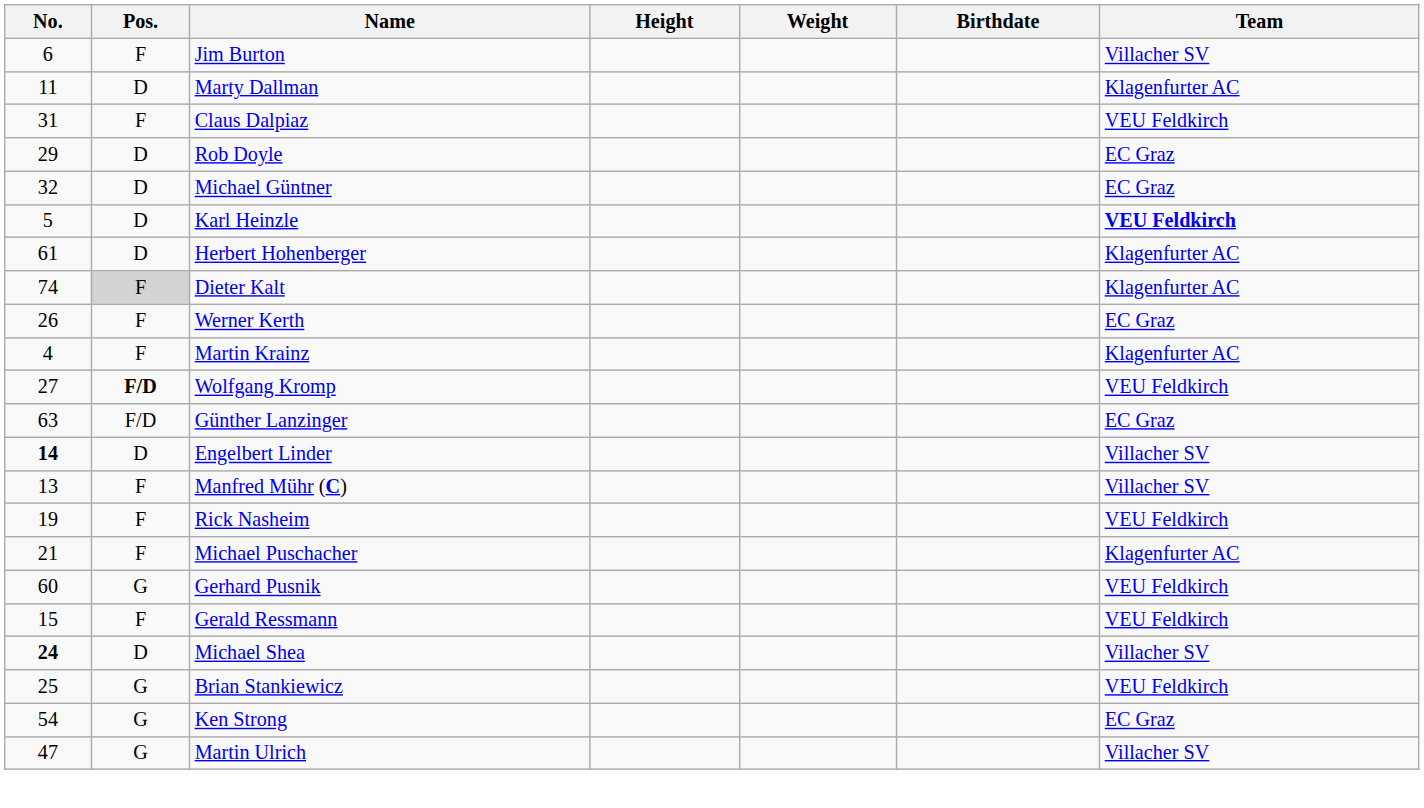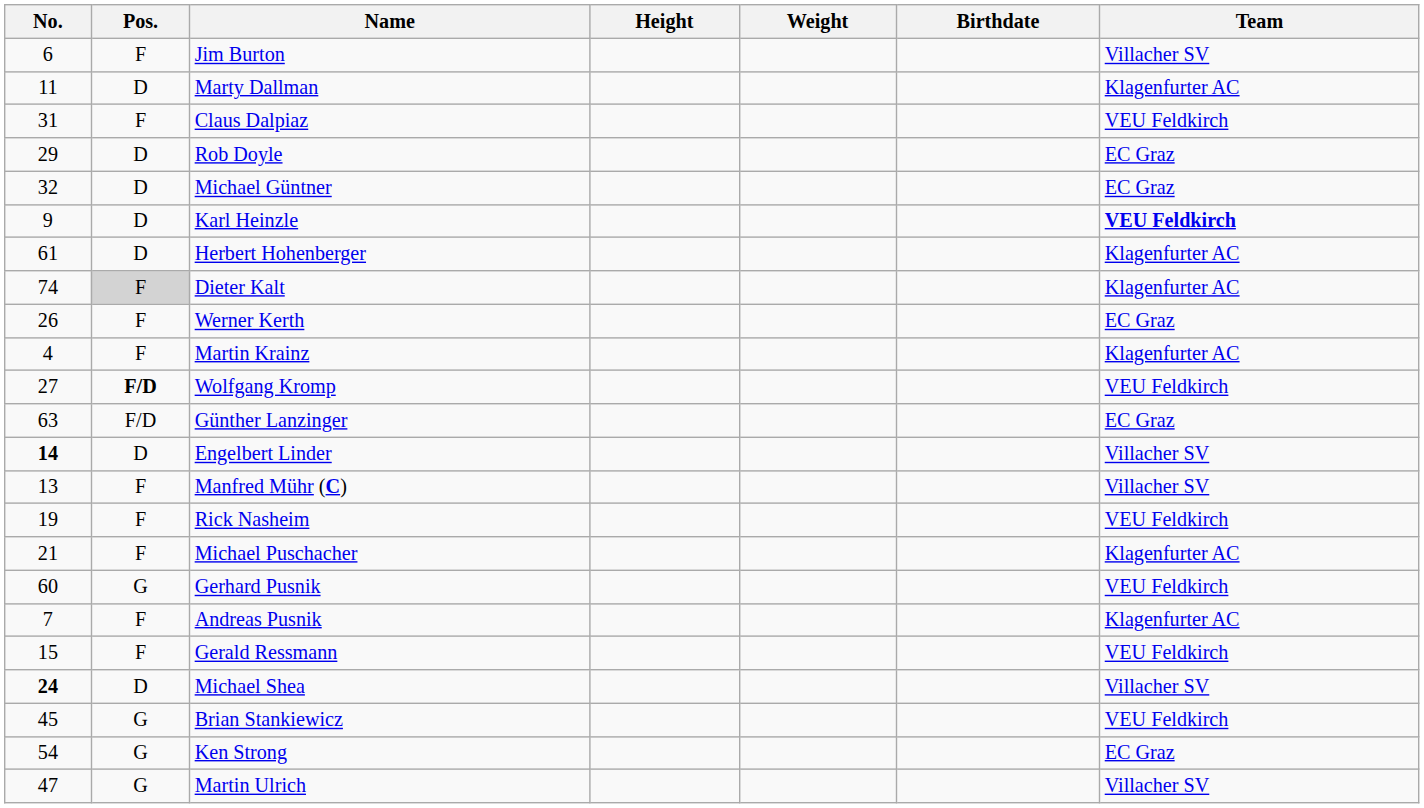(48, 221) 5 -> (48, 221) 9
+ row: (258, 620)
(48, 686) 25 -> (48, 719) 45
